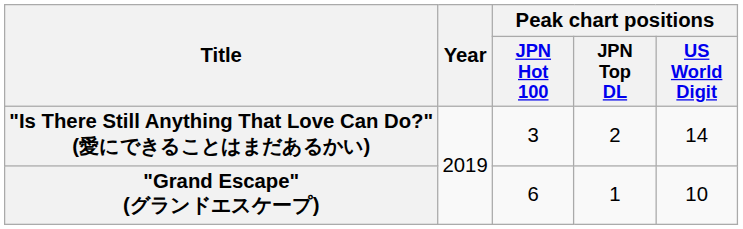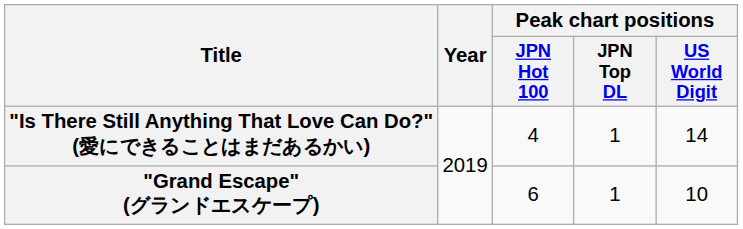(533, 135) 3 -> (533, 135) 4
(615, 135) 2 -> (615, 135) 1
